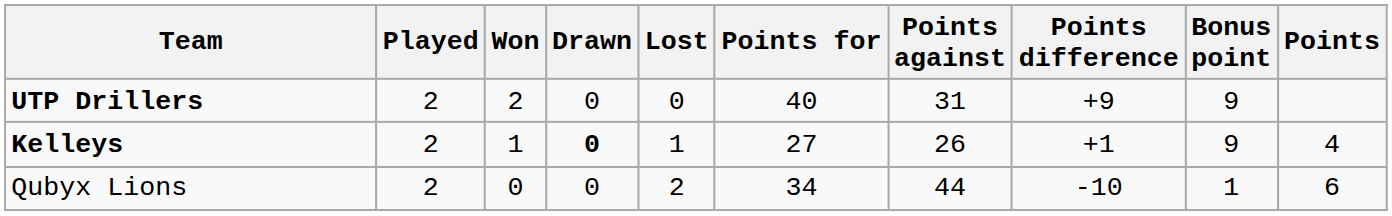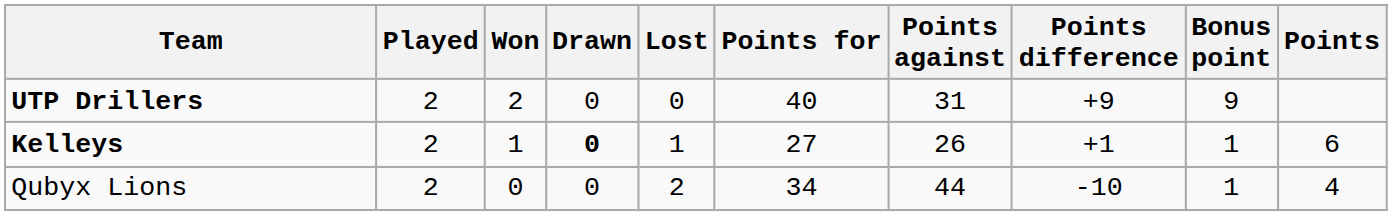(1231, 144) 9 -> (1231, 144) 1
(1332, 144) 4 -> (1332, 144) 6
(1332, 188) 6 -> (1332, 188) 4
